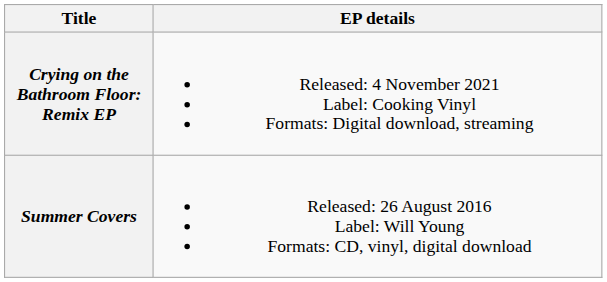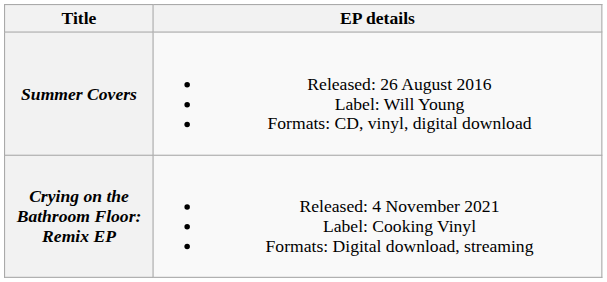rows swapped: (79, 216) <-> (79, 93)
